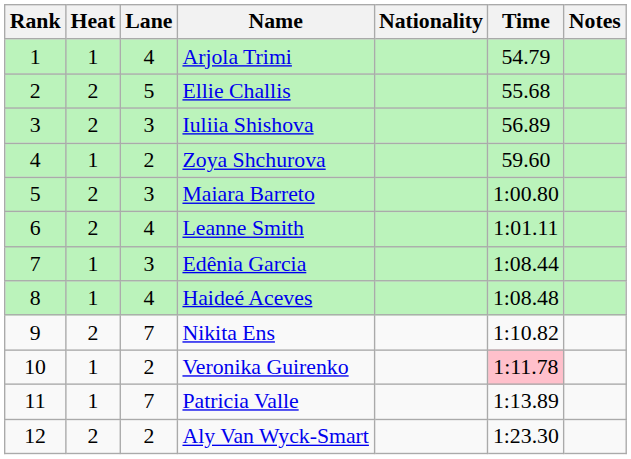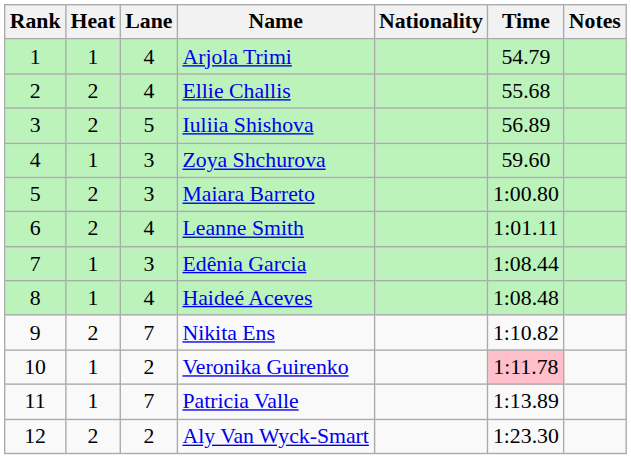(149, 90) 5 -> (149, 90) 4
(149, 125) 3 -> (149, 125) 5
(149, 159) 2 -> (149, 159) 3
